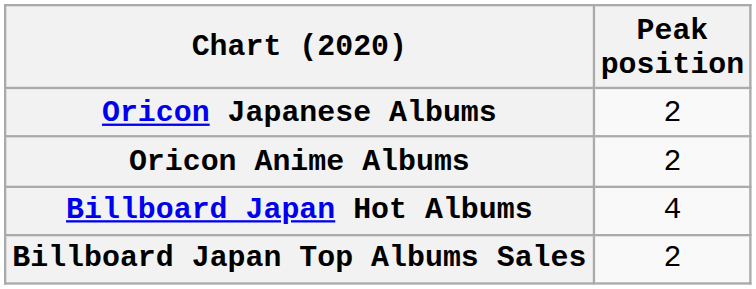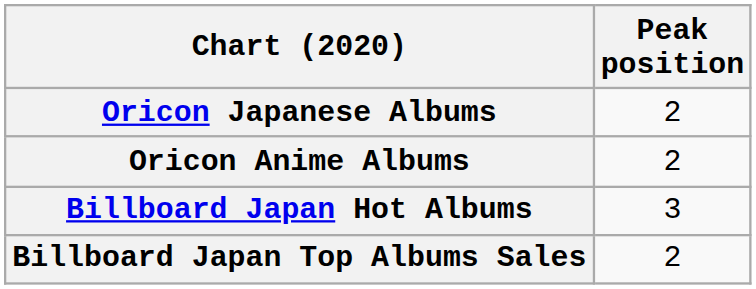(672, 210) 4 -> (672, 210) 3
